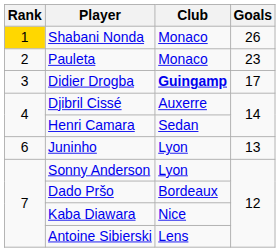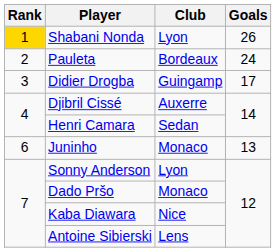(183, 37) Monaco -> (173, 37) Lyon
(183, 59) Monaco -> (188, 59) Bordeaux
(253, 59) 23 -> (248, 59) 24
(193, 81) bold -> (190, 81) normal
(173, 147) Lyon -> (183, 147) Monaco
(188, 192) Bordeaux -> (183, 192) Monaco
